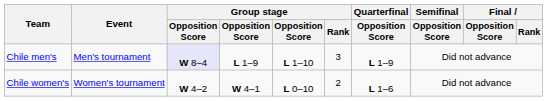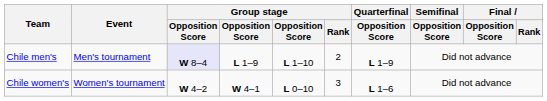(338, 57) 3 -> (338, 57) 2
(338, 83) 2 -> (338, 83) 3
